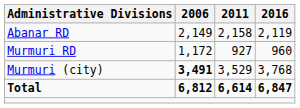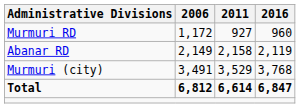rows swapped: (38, 32) <-> (42, 51)
(195, 70) bold -> (195, 70) normal
